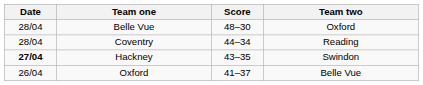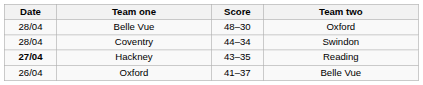(341, 42) Reading -> (341, 42) Swindon
(341, 57) Swindon -> (341, 57) Reading
